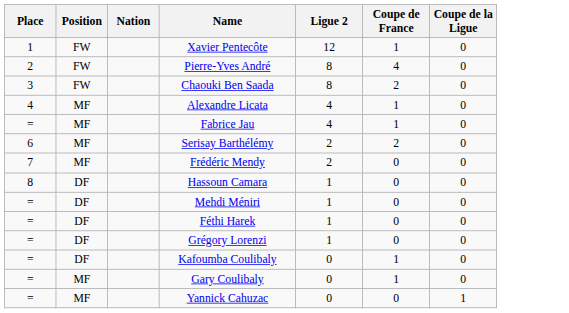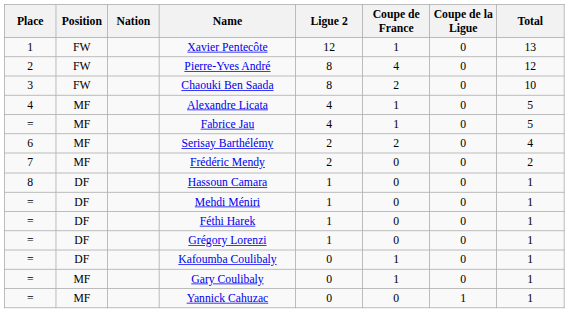+ column: (530, 21)
